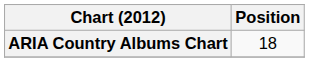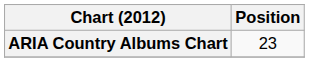(268, 43) 18 -> (268, 43) 23
